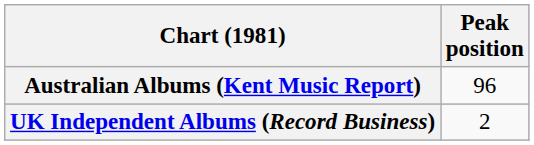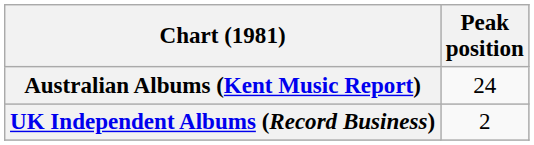(485, 85) 96 -> (485, 85) 24
